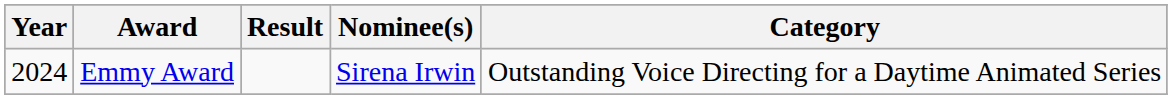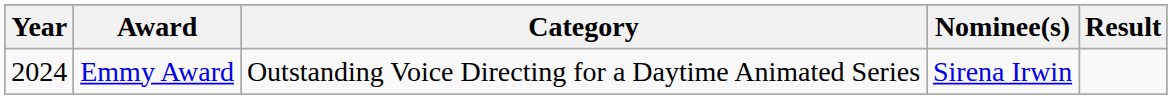columns swapped: (825, 26) <-> (285, 26)
